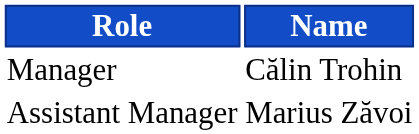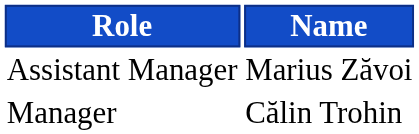rows swapped: (62, 70) <-> (122, 112)
